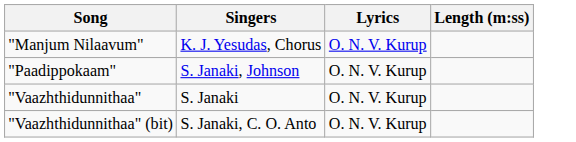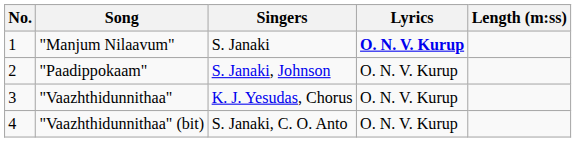+ column: (20, 17)
(251, 44) K. J. Yesudas, Chorus -> (241, 44) S. Janaki
(378, 44) normal -> (412, 44) bold
(210, 97) S. Janaki -> (282, 97) K. J. Yesudas, Chorus
